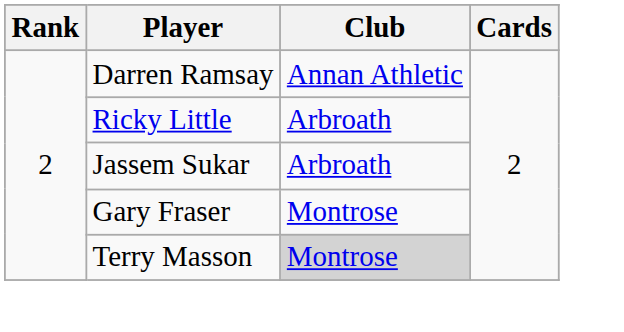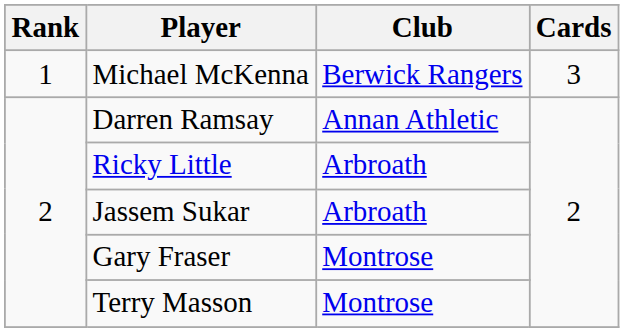+ row: (201, 73)
(342, 257) lightgrey background -> (378, 303) no background
